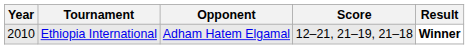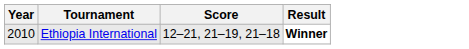- column: (226, 15)
